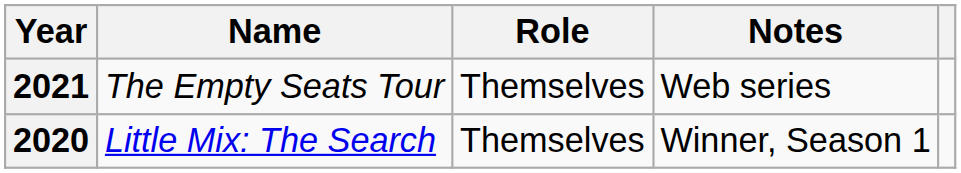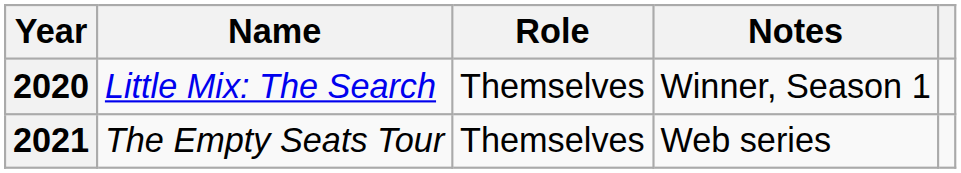rows swapped: (51, 140) <-> (51, 85)
